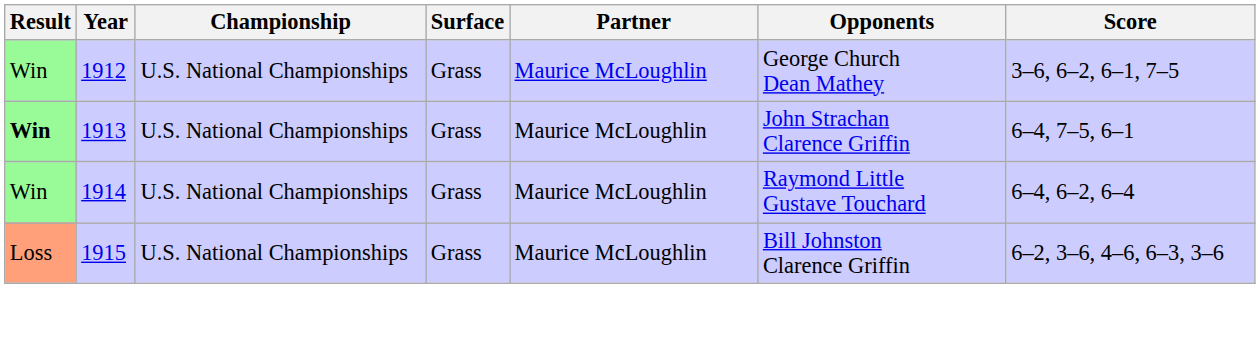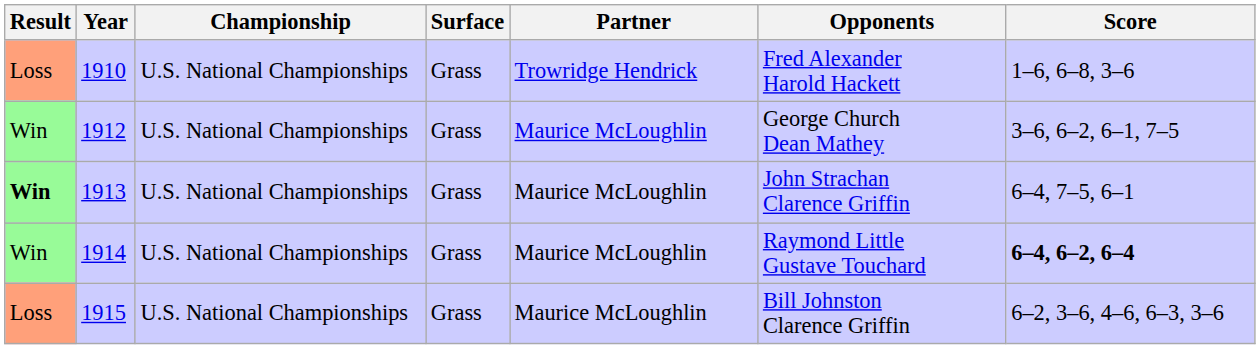+ row: (104, 70)
(1073, 191) normal -> (1073, 252) bold
